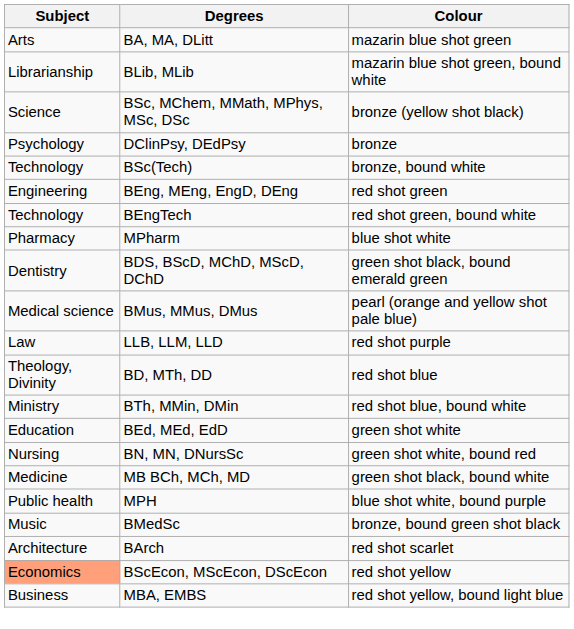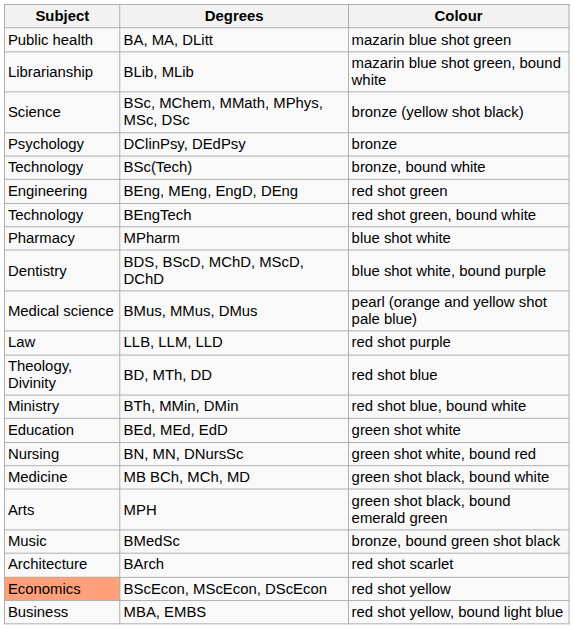(21, 39) Arts -> (51, 39) Public health
(431, 270) green shot black, bound emerald green -> (449, 270) blue shot white, bound purple
(51, 501) Public health -> (21, 509) Arts
(449, 501) blue shot white, bound purple -> (431, 509) green shot black, bound emerald green
